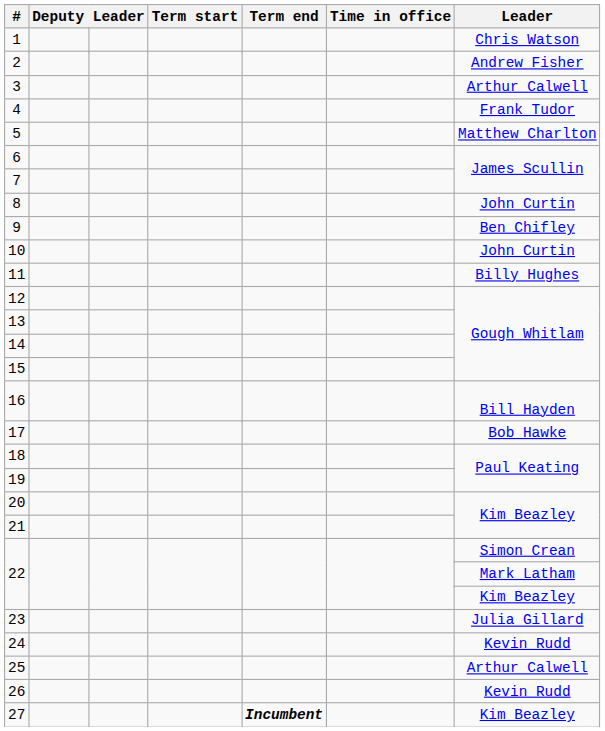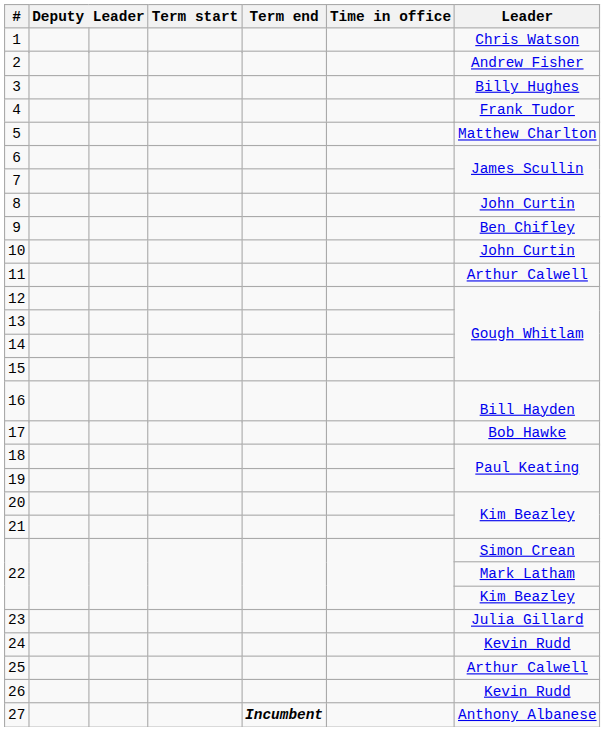(527, 87) Arthur Calwell -> (527, 87) Billy Hughes
(527, 275) Billy Hughes -> (527, 275) Arthur Calwell
(527, 715) Kim Beazley -> (527, 715) Anthony Albanese
